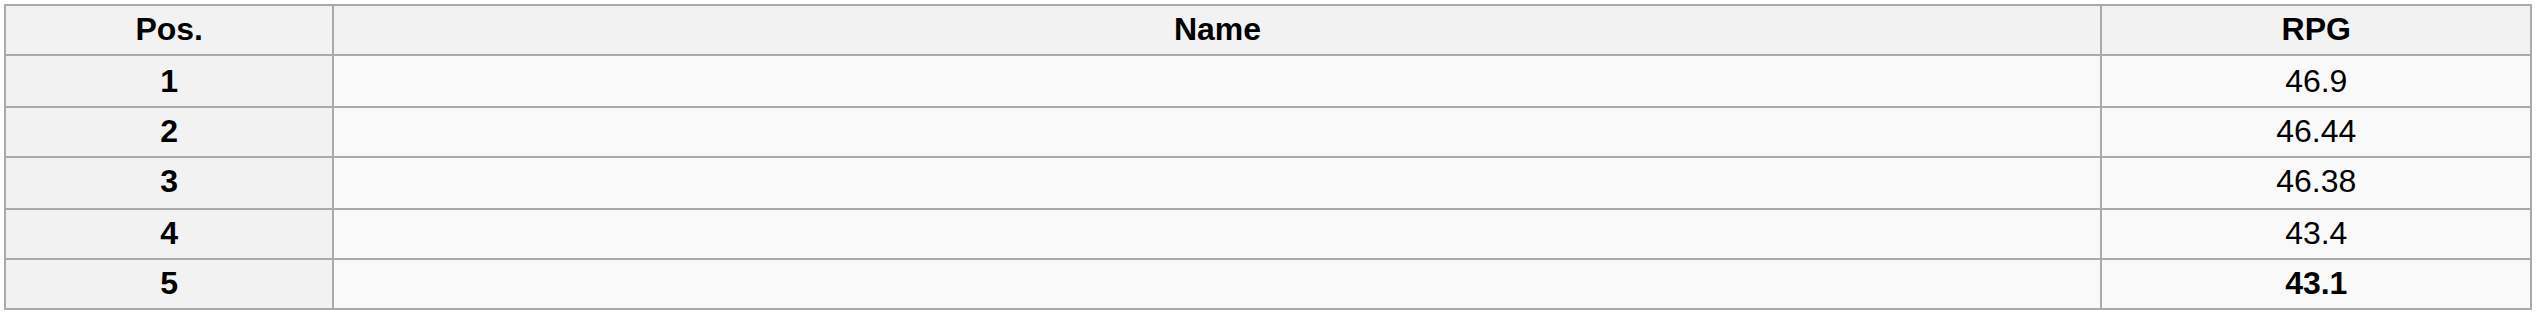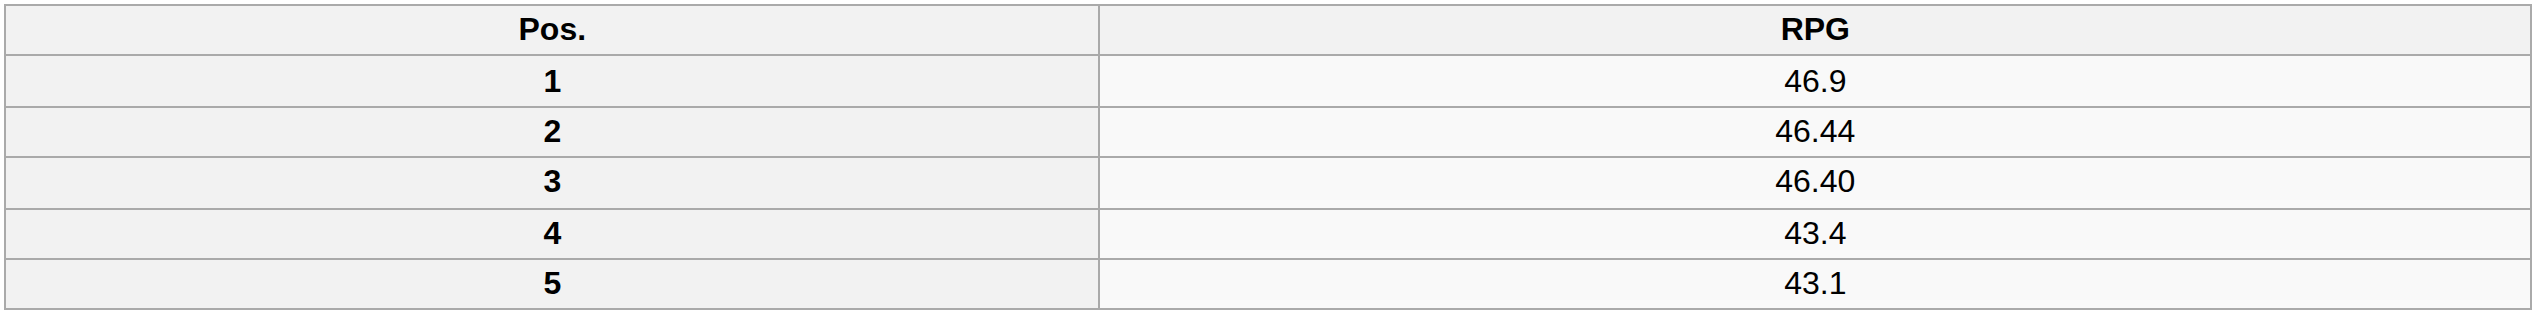- column: (1217, 29)
(2316, 182) 46.38 -> (1815, 182) 46.40
(2316, 283) bold -> (1815, 283) normal
